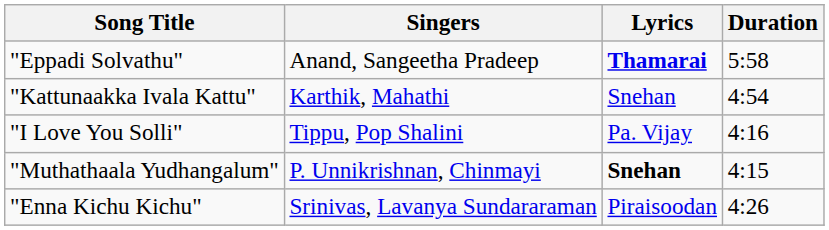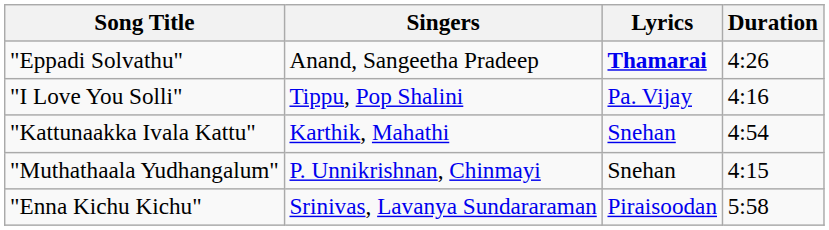(748, 59) 5:58 -> (748, 59) 4:26
rows swapped: (133, 96) <-> (96, 133)
(644, 170) bold -> (642, 170) normal
(748, 206) 4:26 -> (748, 206) 5:58
